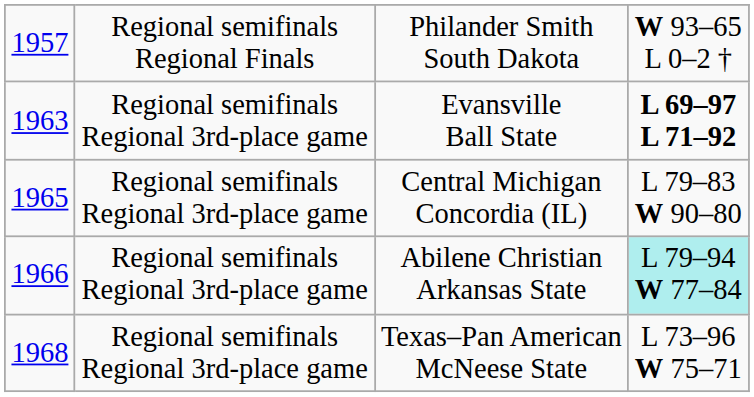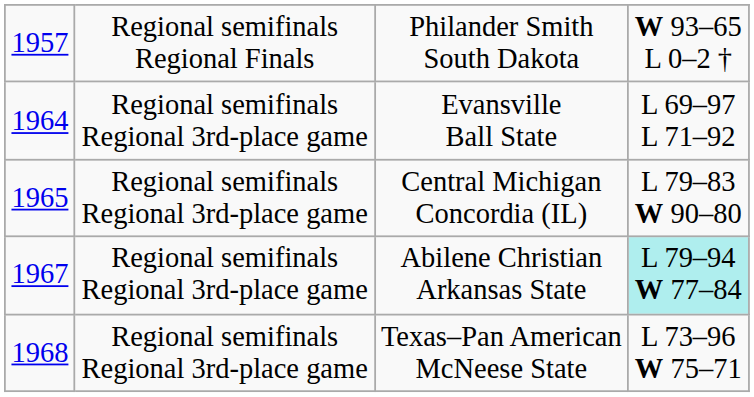(40, 120) 1963 -> (40, 120) 1964
(688, 120) bold -> (688, 120) normal
(40, 274) 1966 -> (40, 274) 1967
